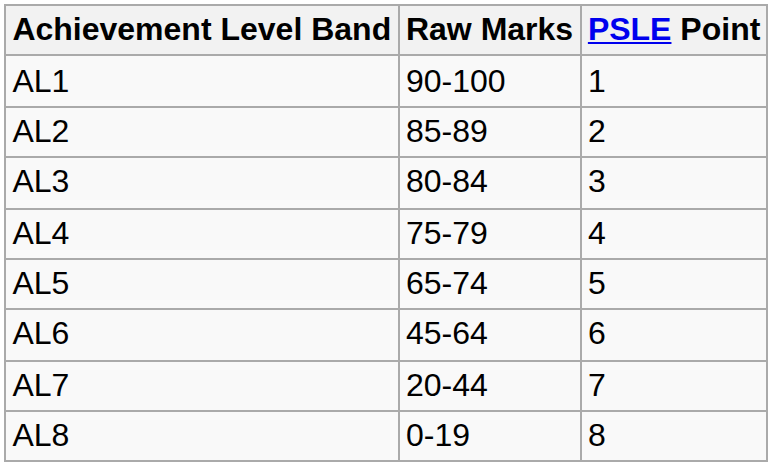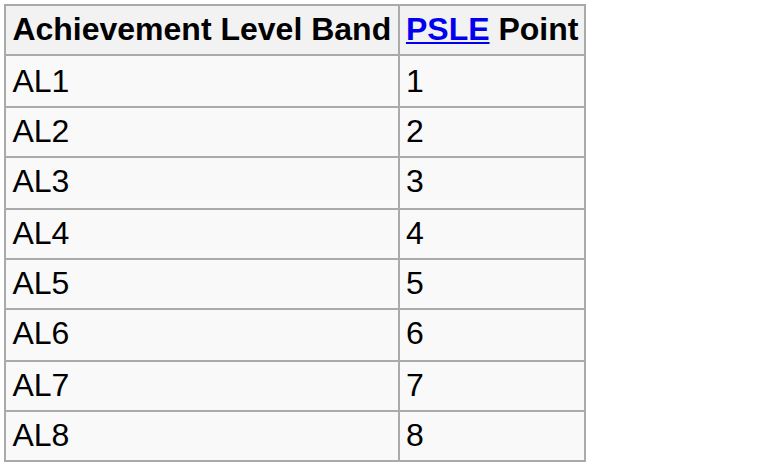- column: (490, 29)
